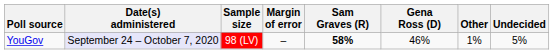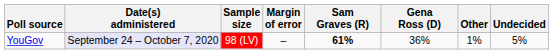(343, 41) 58% -> (343, 41) 61%
(420, 41) 46% -> (420, 41) 36%
